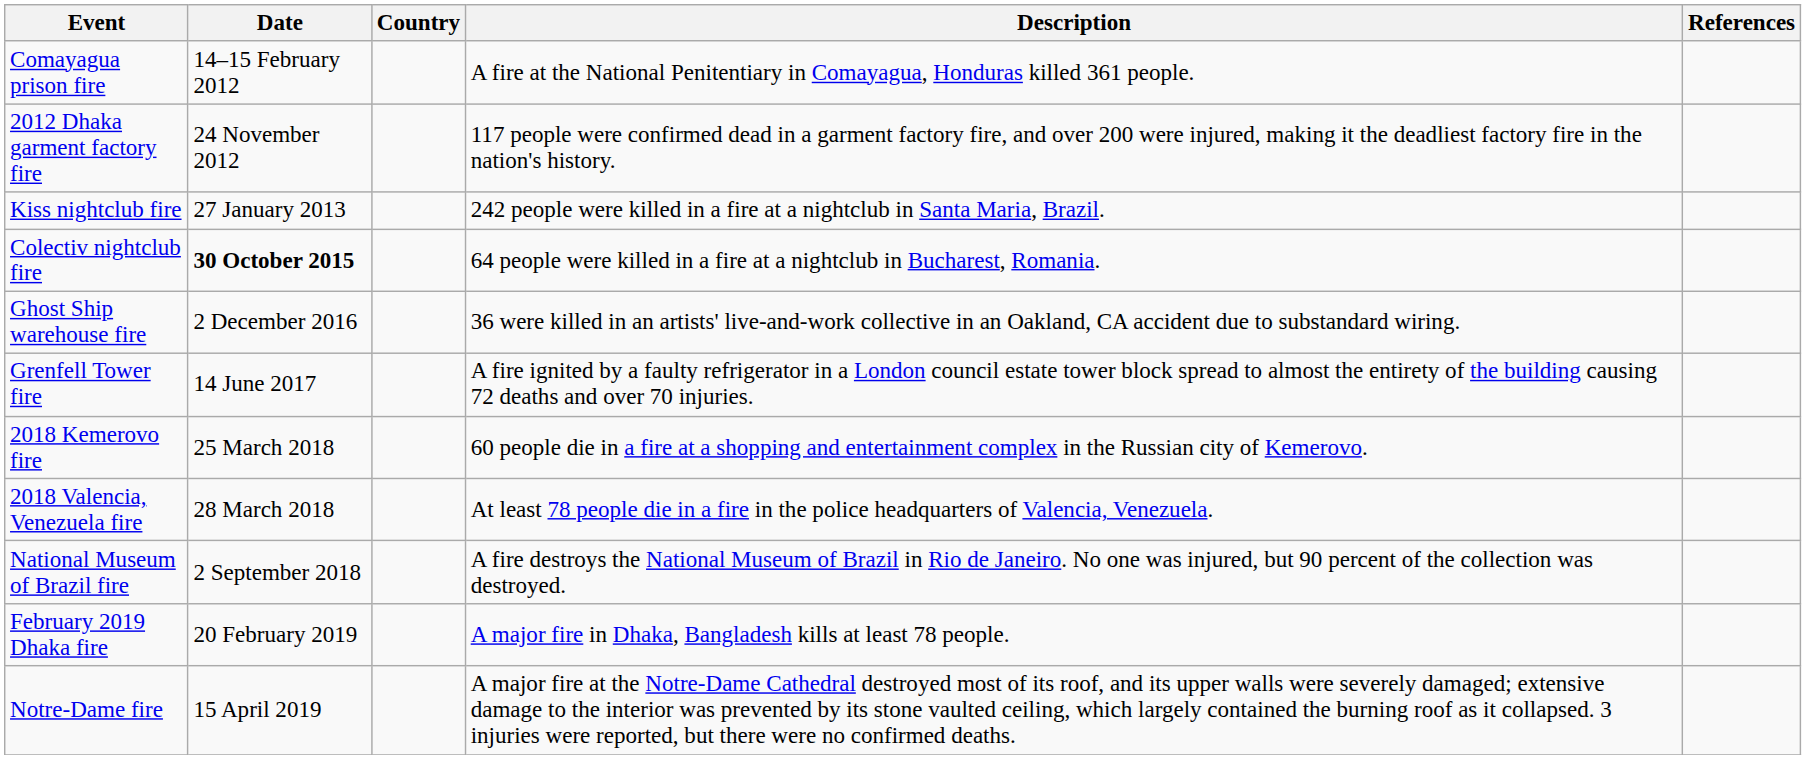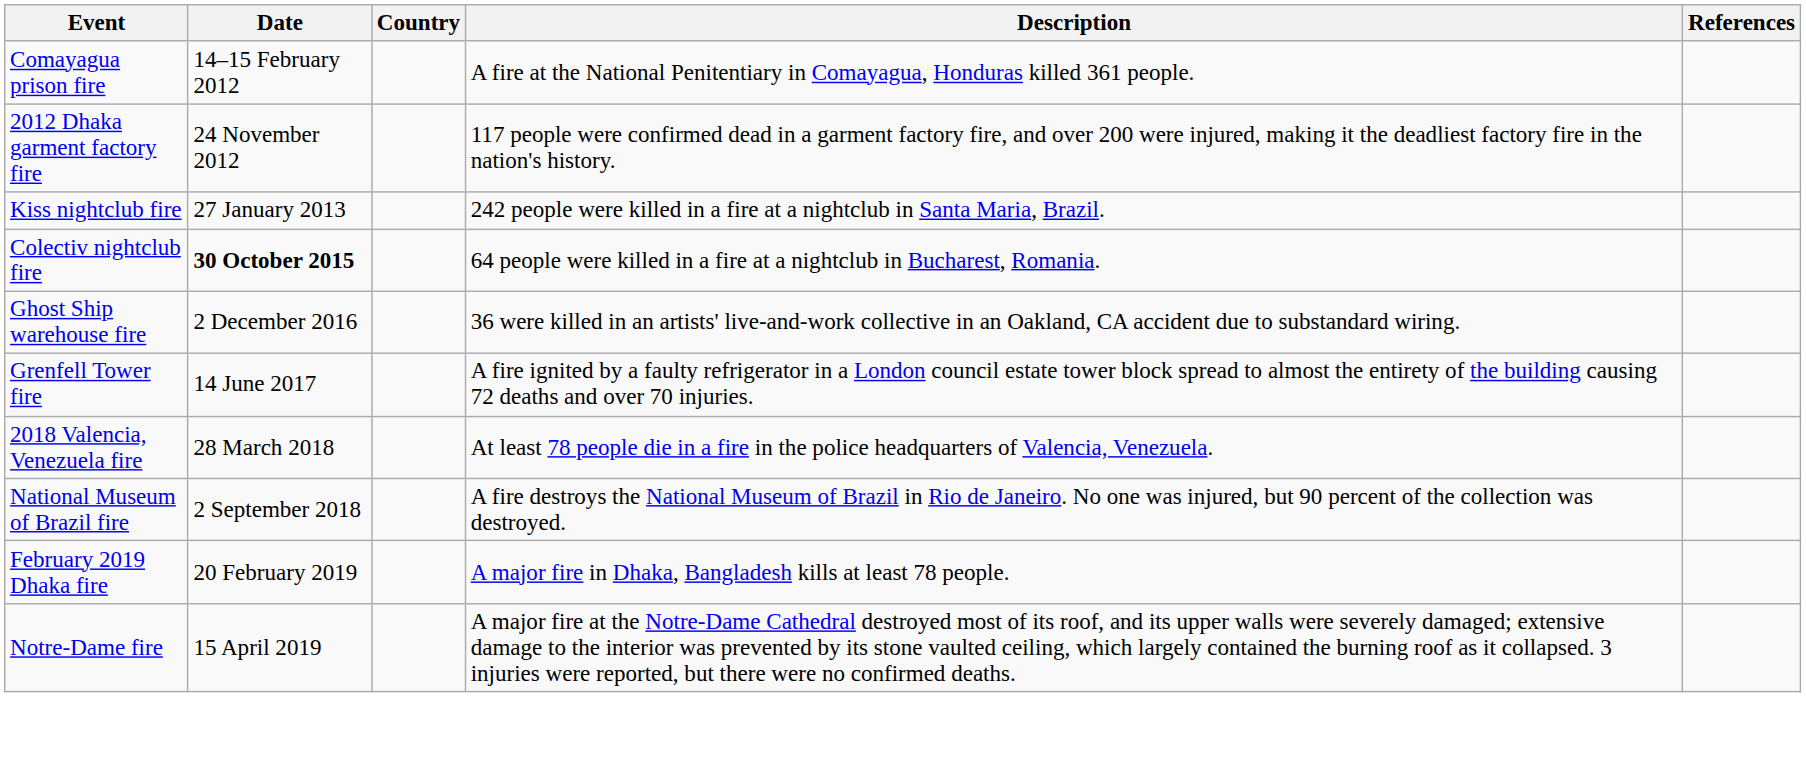- row: (85, 447)
